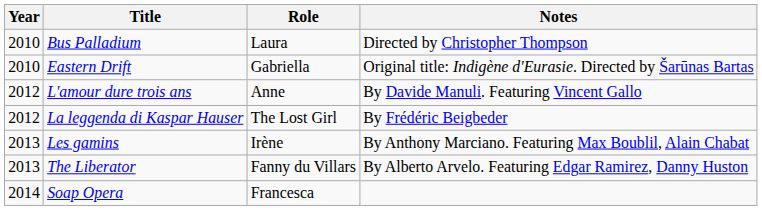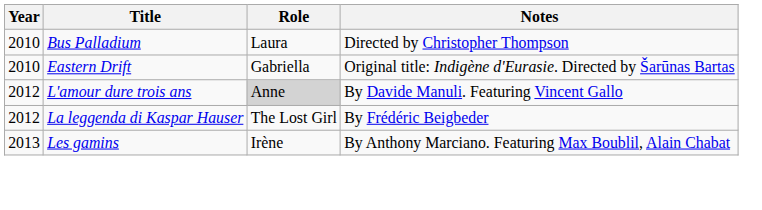(268, 92) no background -> (268, 92) lightgrey background
- row: (91, 167)
- row: (85, 192)
